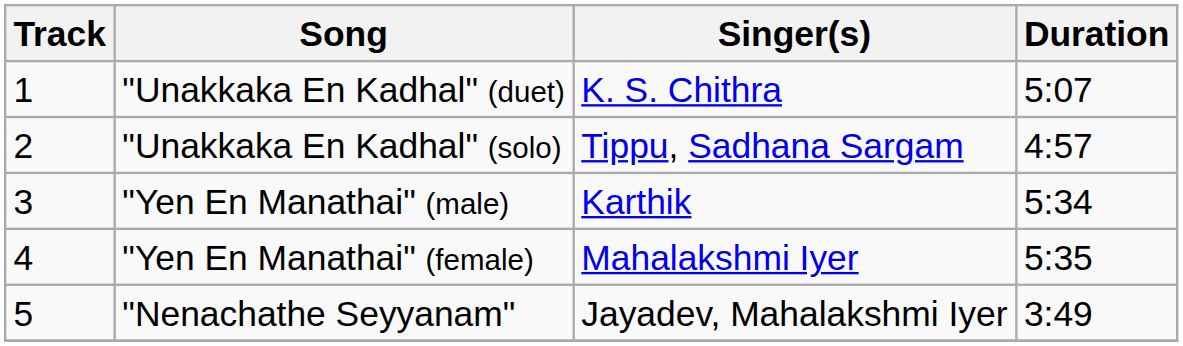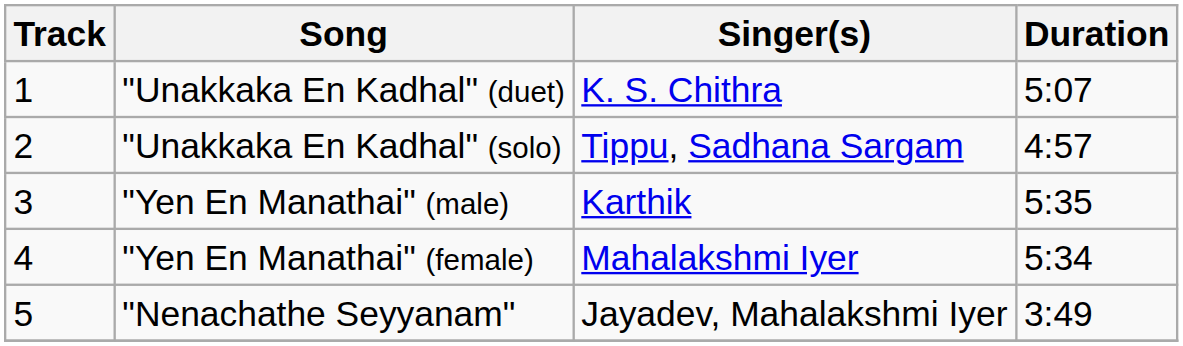(1058, 202) 5:34 -> (1058, 202) 5:35
(1058, 258) 5:35 -> (1058, 258) 5:34
